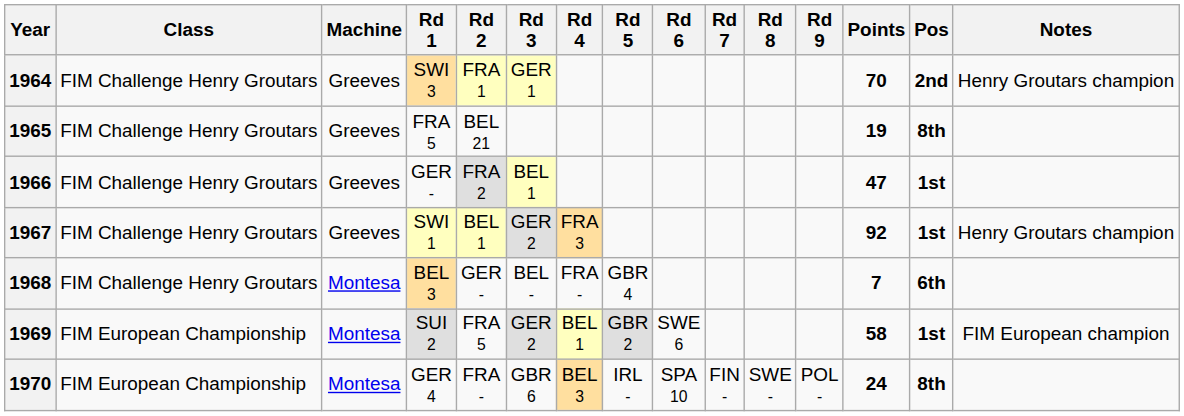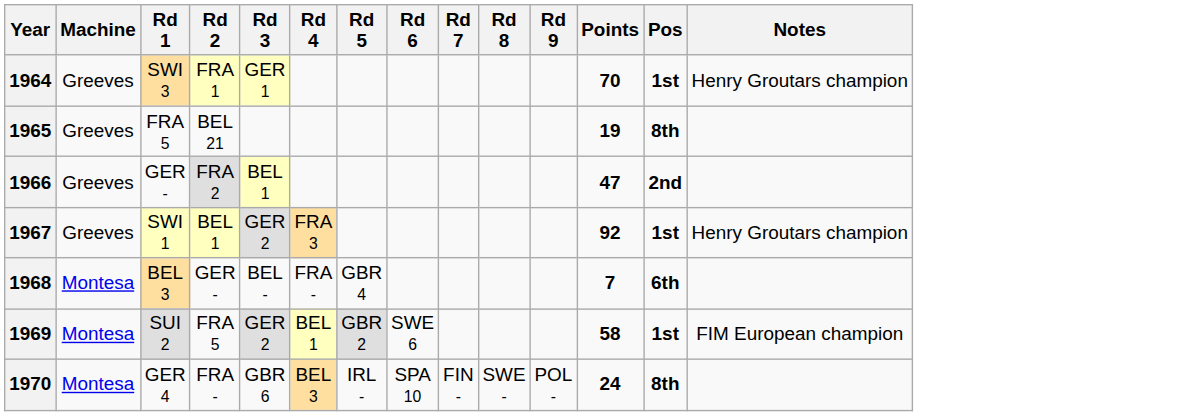- column: (189, 30)
(932, 80) 2nd -> (665, 80) 1st
(932, 182) 1st -> (665, 182) 2nd
